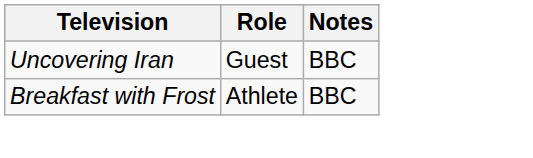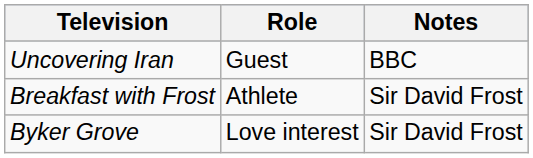(333, 96) BBC -> (446, 96) Sir David Frost
+ row: (75, 133)
